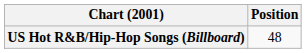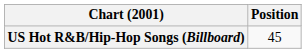(275, 37) 48 -> (275, 37) 45
